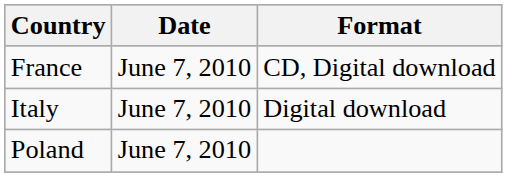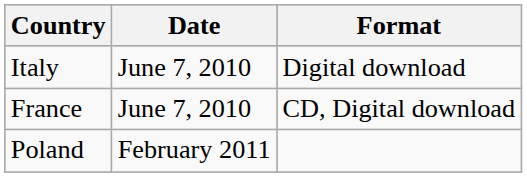rows swapped: (47, 66) <-> (35, 108)
(184, 150) June 7, 2010 -> (194, 150) February 2011
